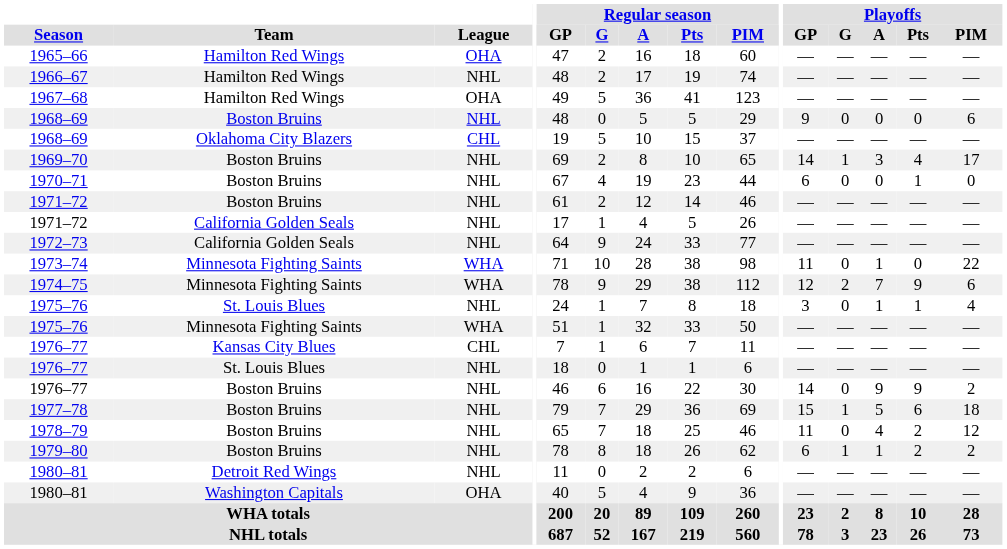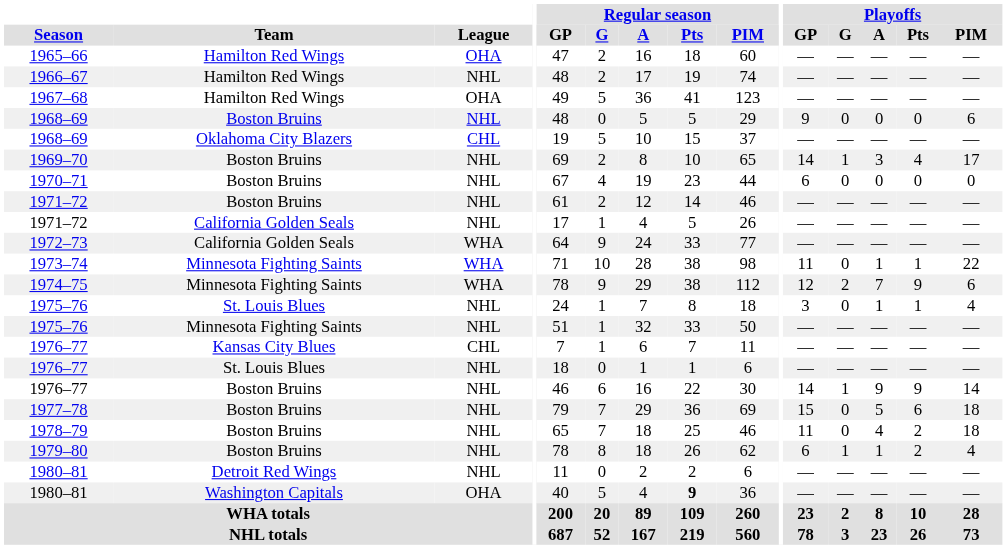(918, 180) 1 -> (918, 180) 0
(484, 243) NHL -> (484, 243) WHA
(918, 263) 0 -> (918, 263) 1
(484, 326) WHA -> (484, 326) NHL
(845, 388) 0 -> (845, 388) 1
(971, 388) 2 -> (971, 388) 14
(845, 409) 1 -> (845, 409) 0
(971, 430) 12 -> (971, 430) 18
(971, 451) 2 -> (971, 451) 4
(692, 492) normal -> (692, 492) bold
